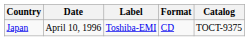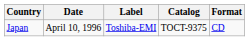columns swapped: (176, 11) <-> (219, 11)
